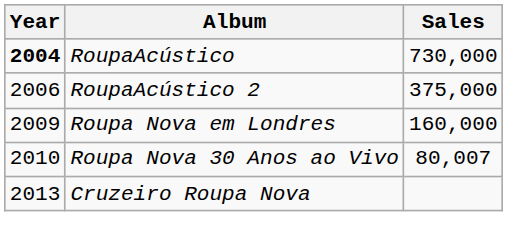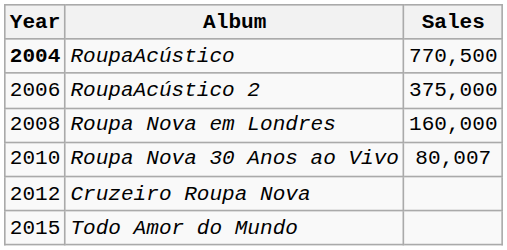(453, 56) 730,000 -> (453, 56) 770,500
(35, 125) 2009 -> (35, 125) 2008
(35, 194) 2013 -> (35, 194) 2012
+ row: (184, 228)
